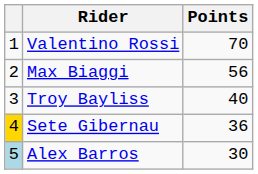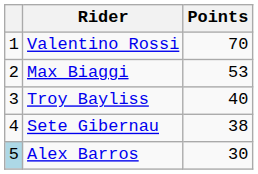(238, 73) 56 -> (238, 73) 53
(14, 128) gold background -> (14, 128) no background
(238, 128) 36 -> (238, 128) 38
